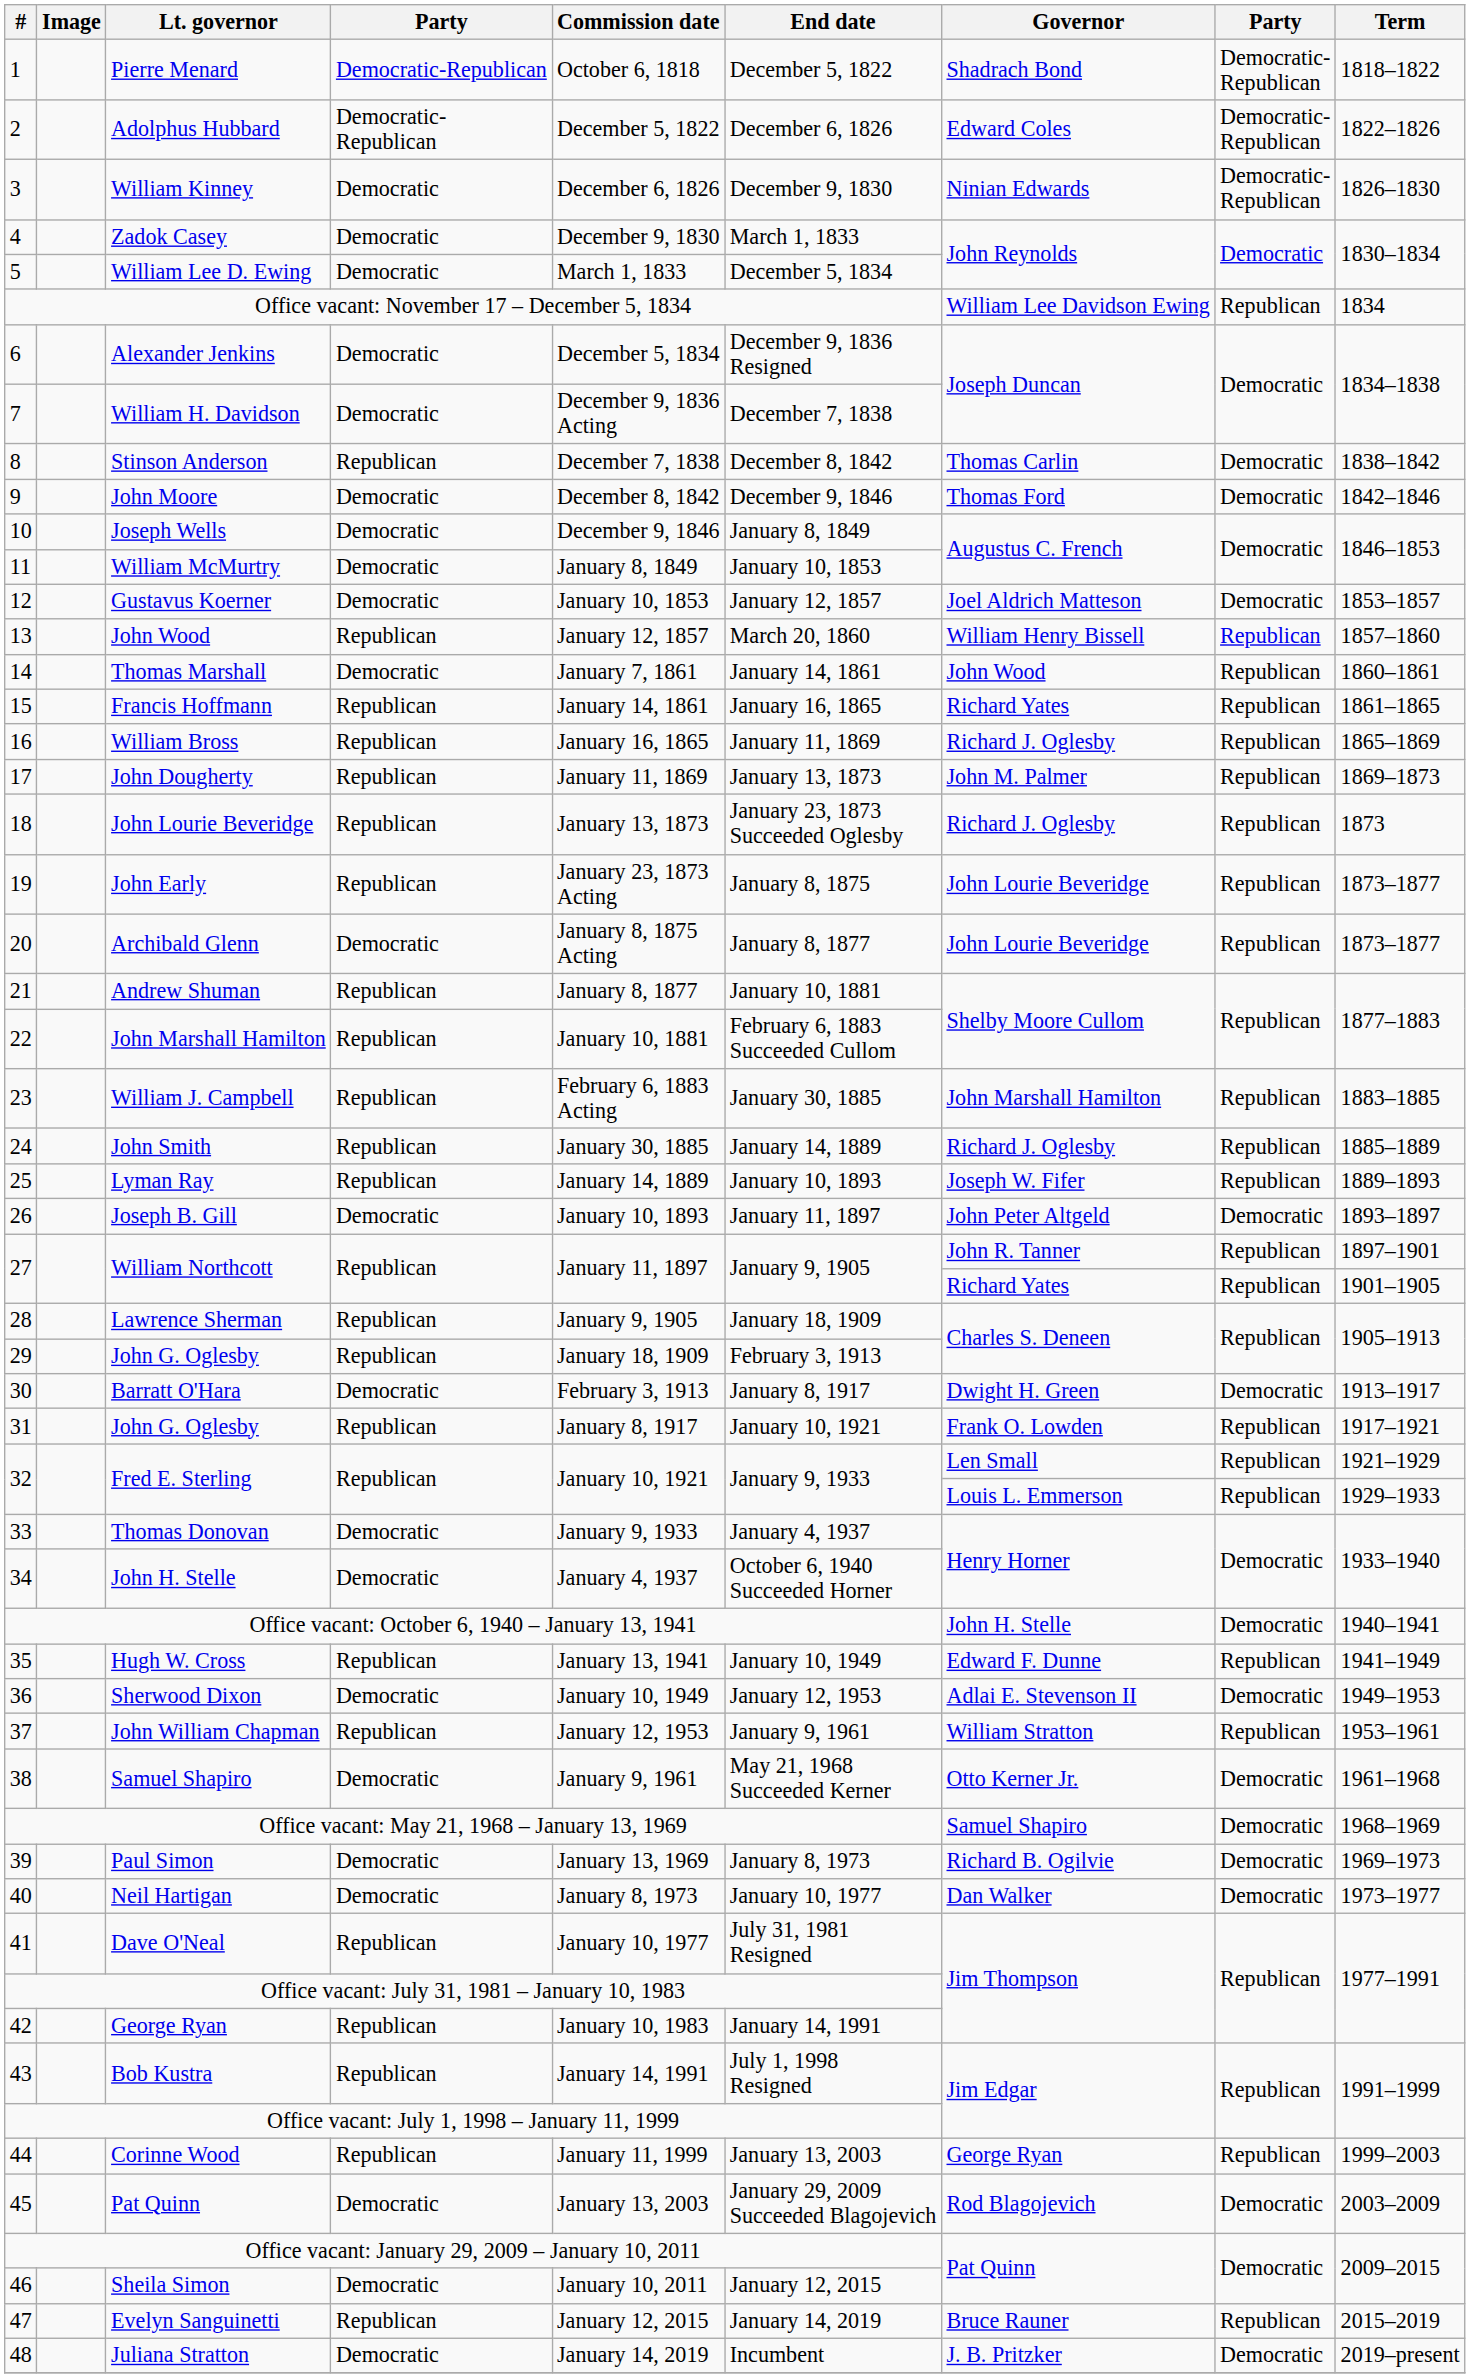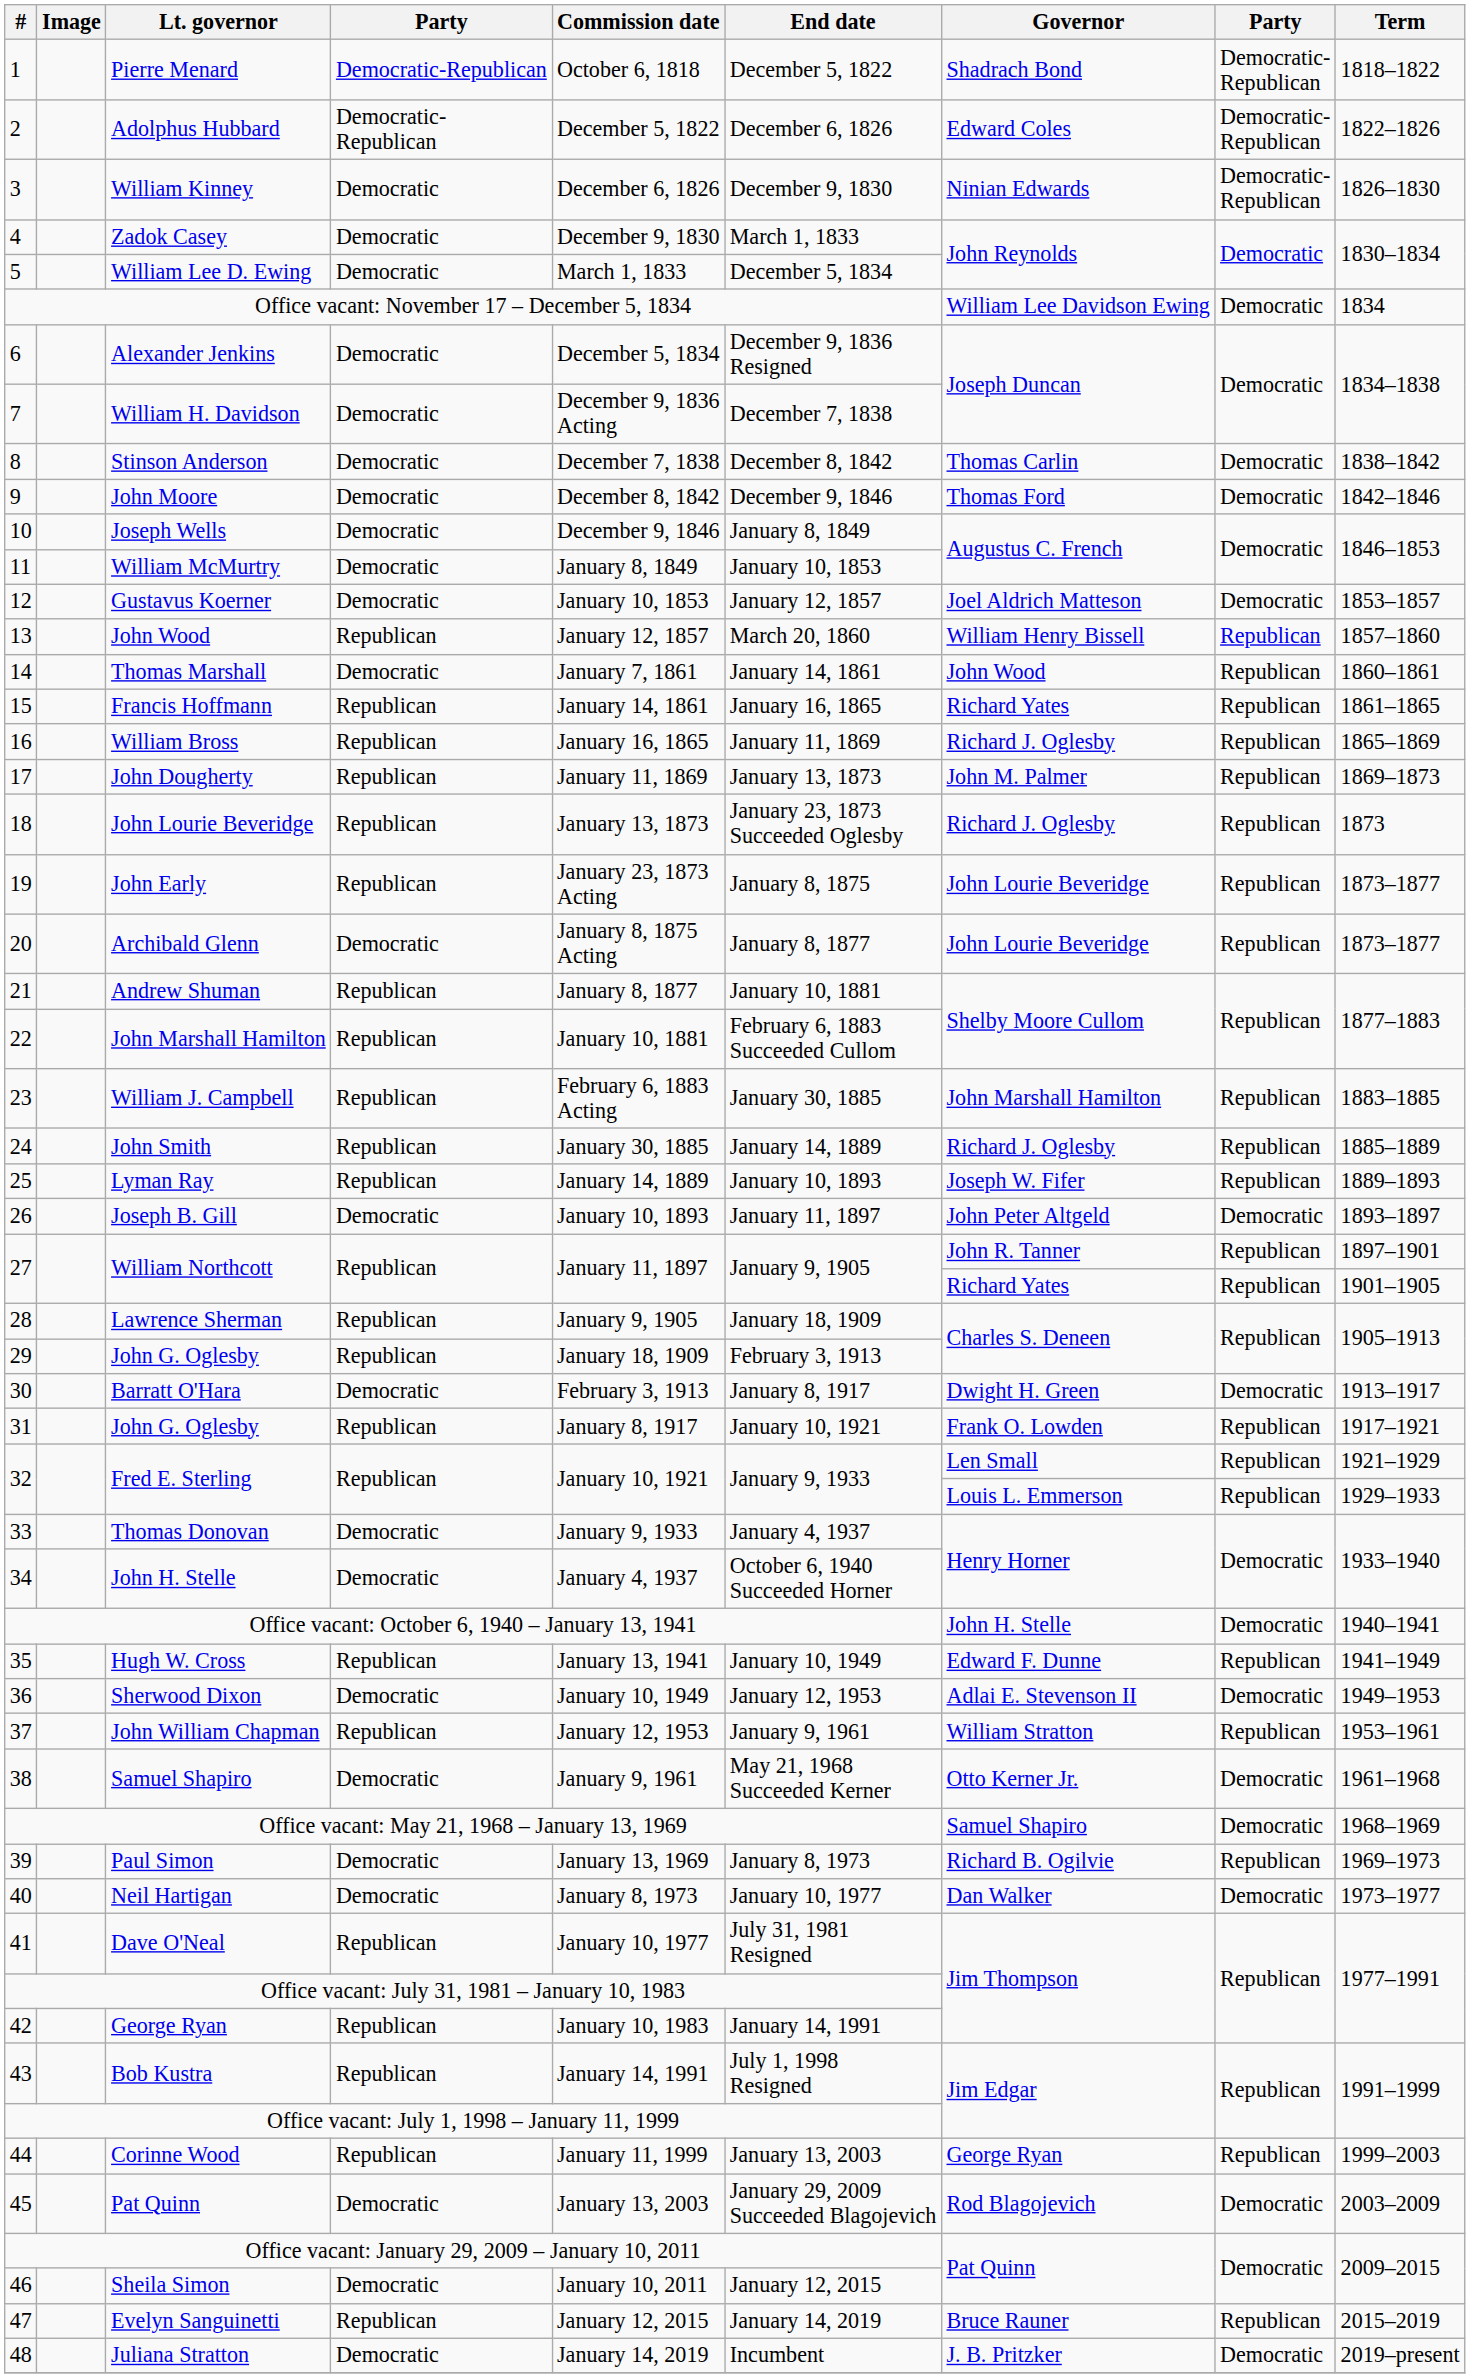(1270, 306) Republican -> (1272, 306) Democratic
(386, 461) Republican -> (387, 461) Democratic
(1272, 1860) Democratic -> (1270, 1860) Republican
